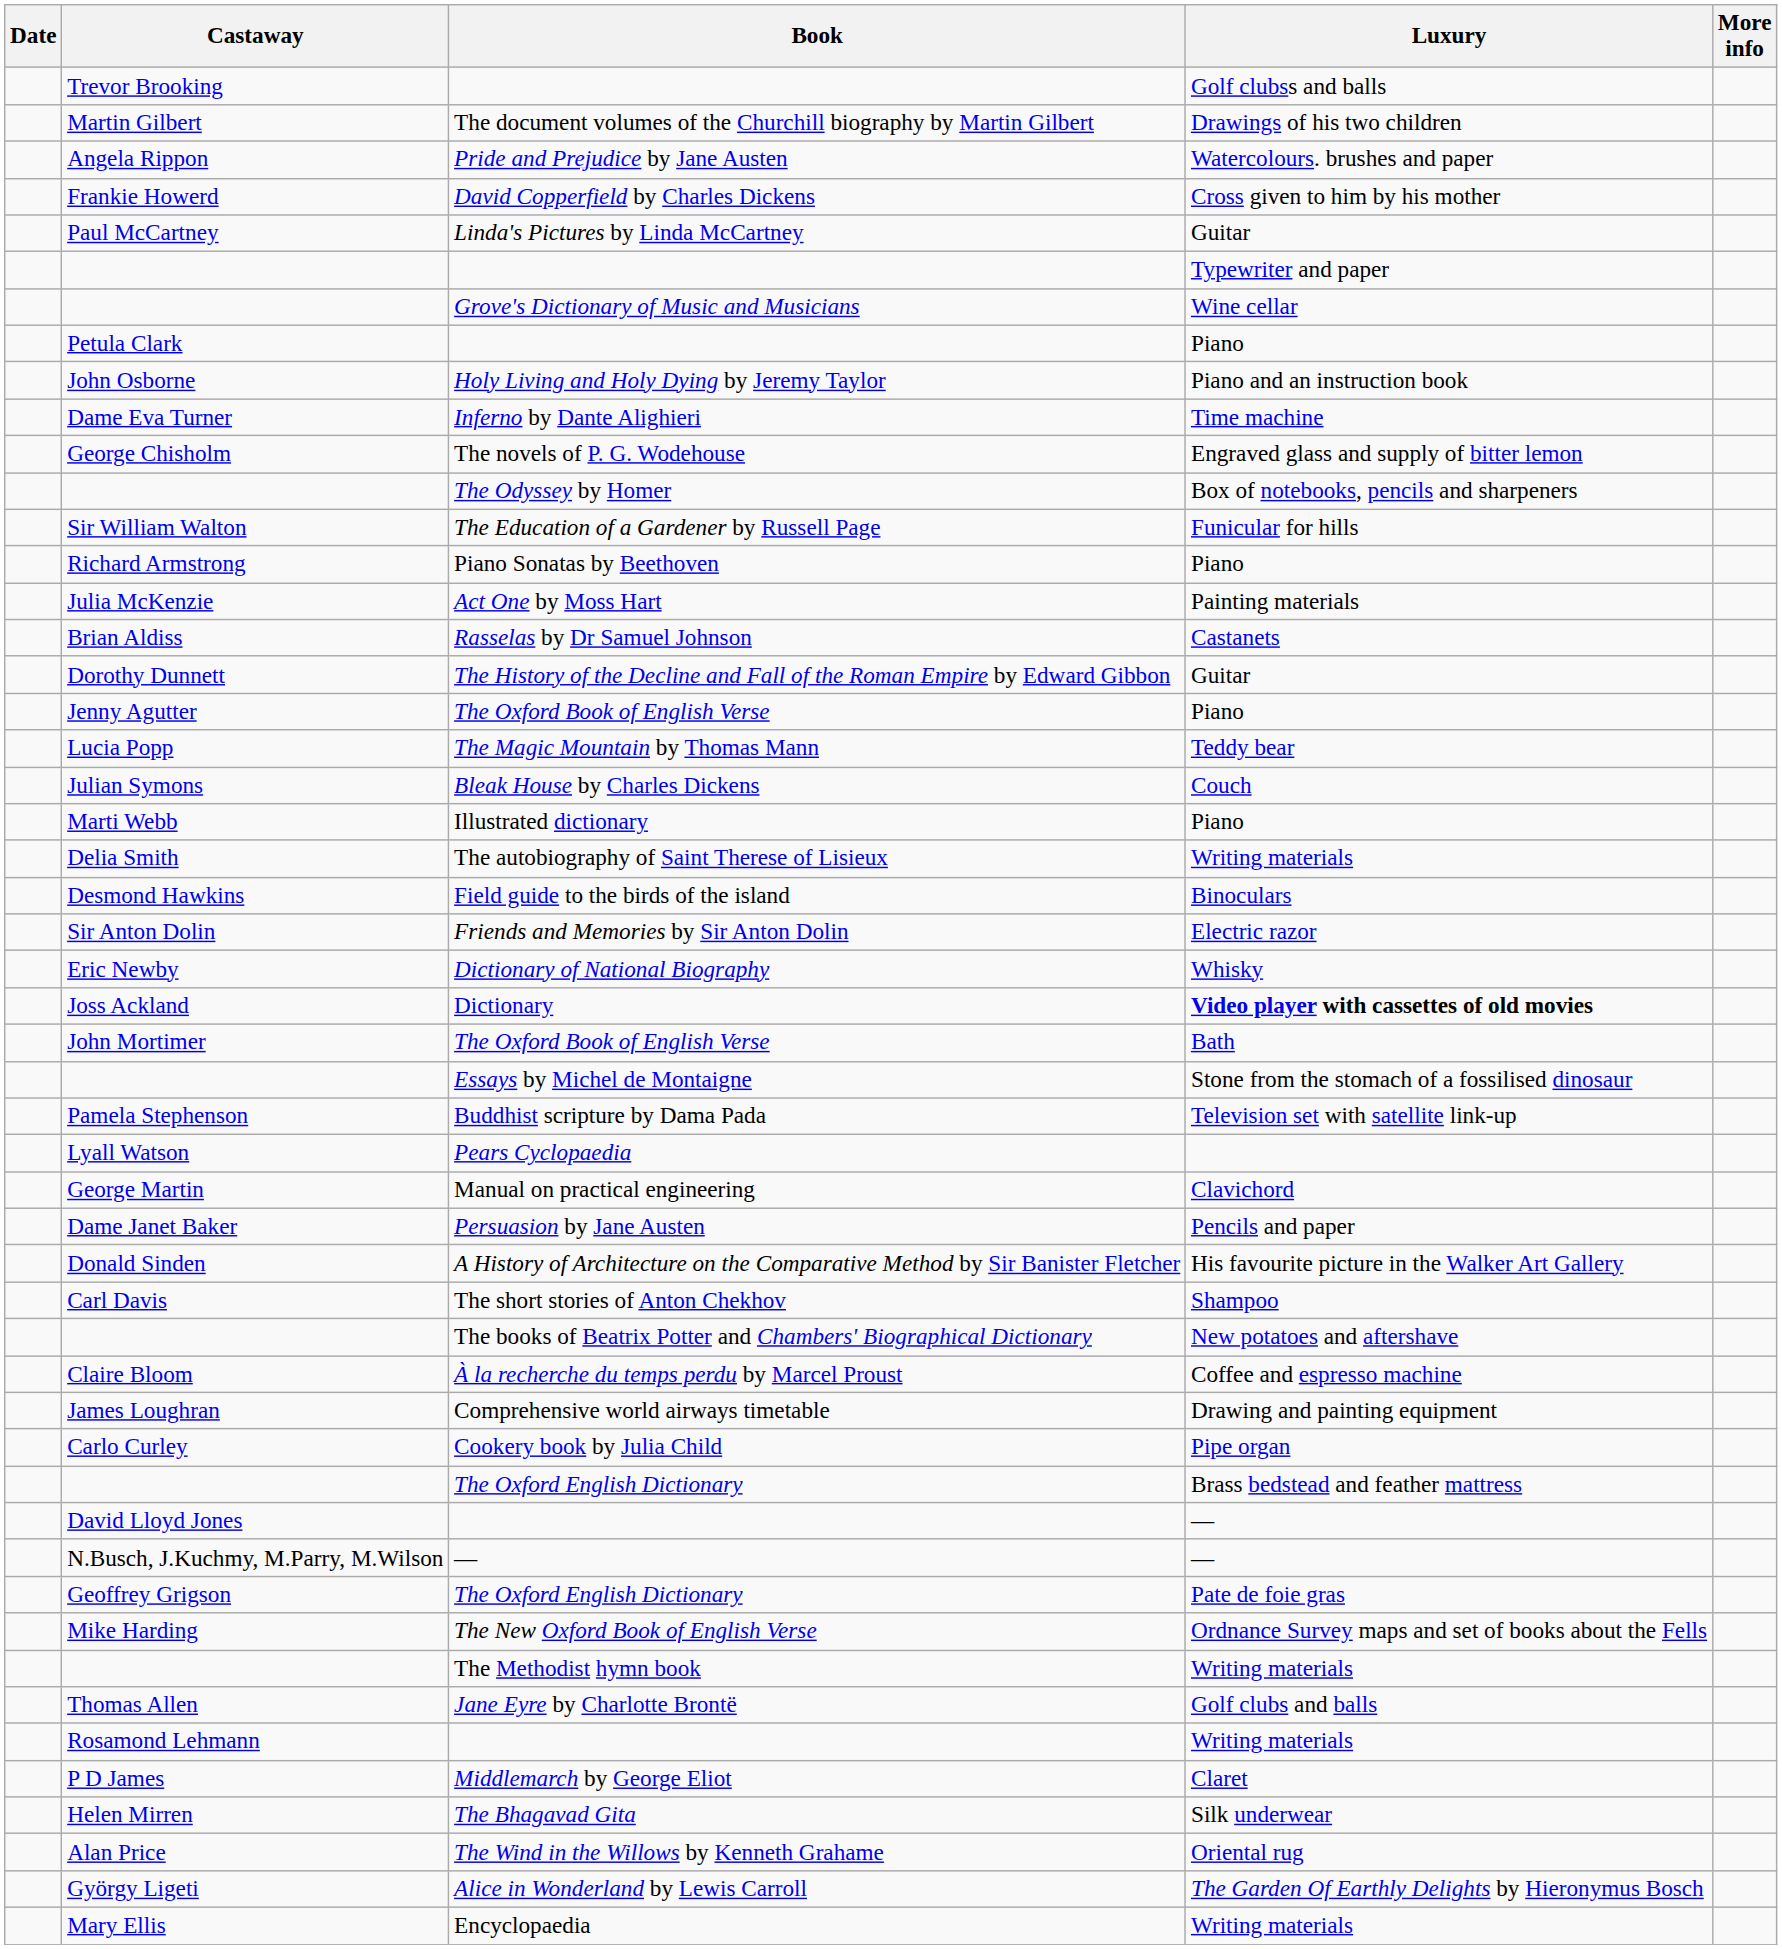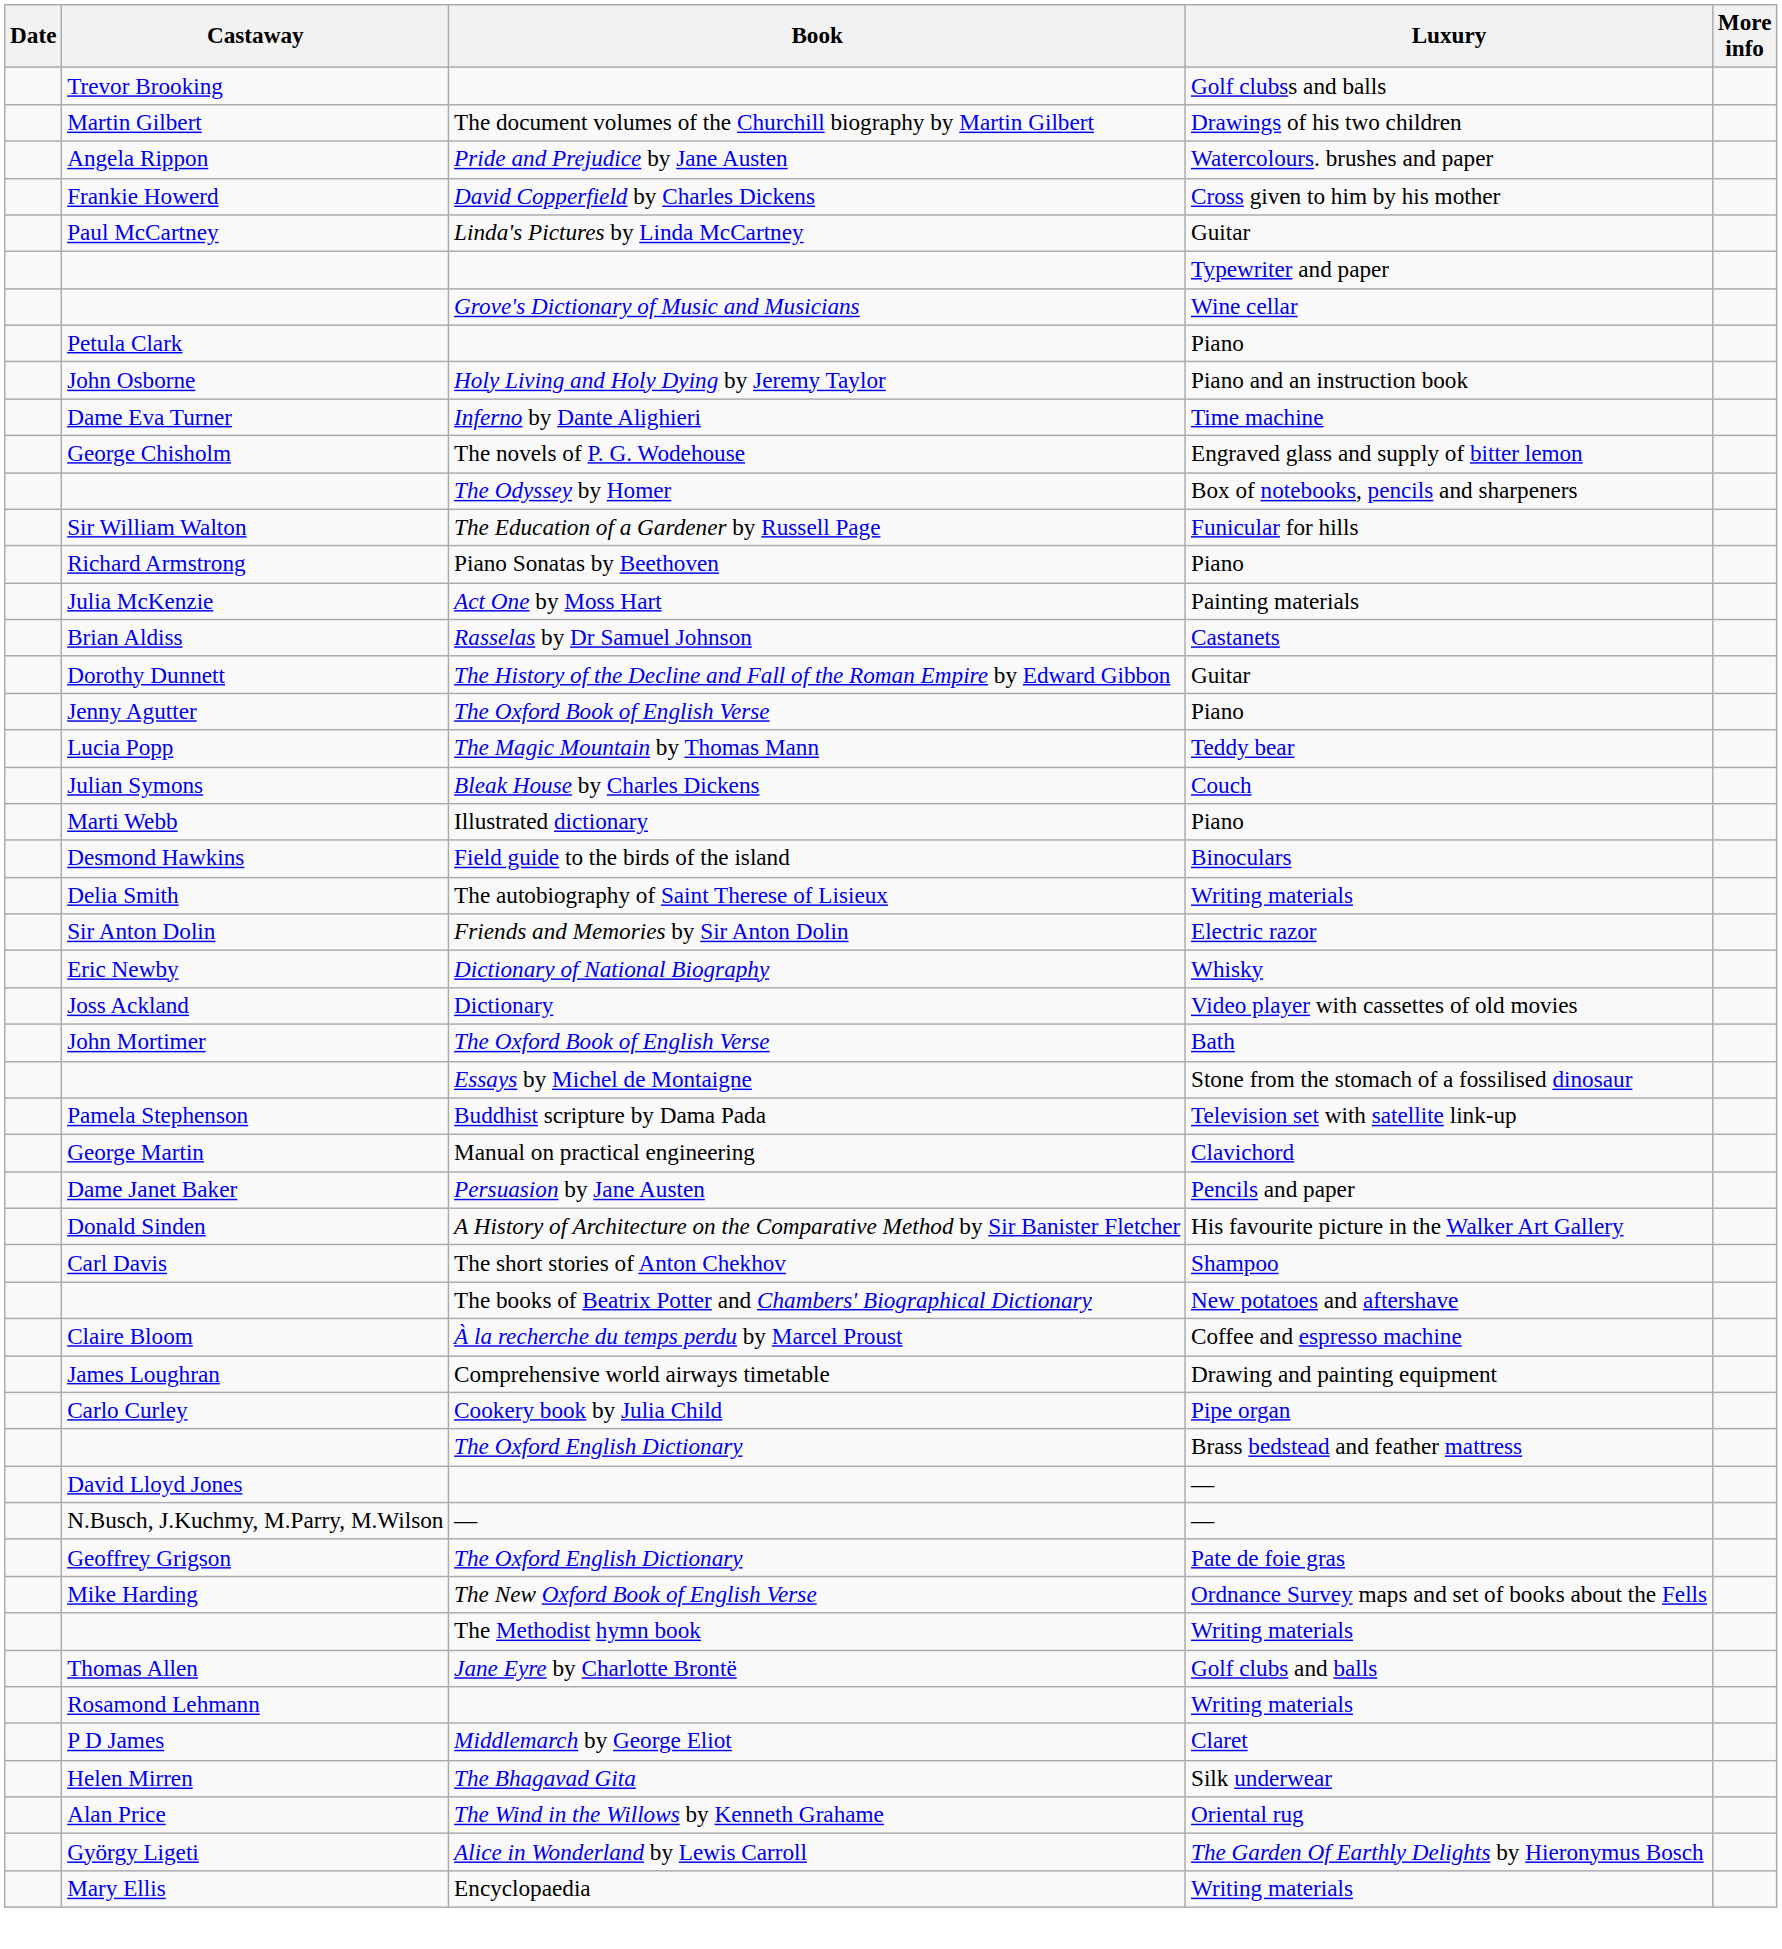rows swapped: (156, 895) <-> (123, 858)
(1392, 1005) bold -> (1384, 1005) normal
- row: (128, 1152)
